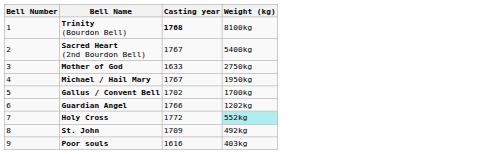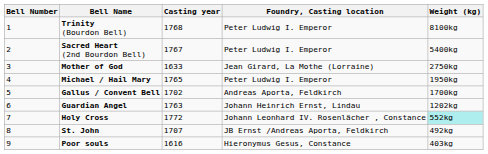+ column: (325, 11)
(173, 28) bold -> (173, 28) normal
(173, 80) 1767 -> (173, 80) 1765
(173, 105) 1766 -> (173, 105) 1763
(173, 130) 1709 -> (173, 130) 1707
